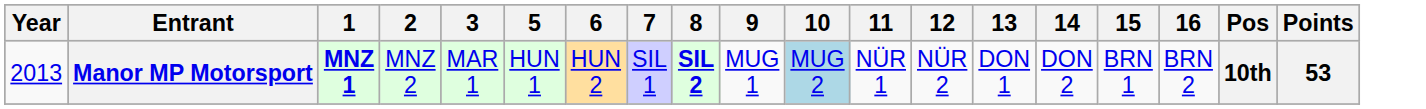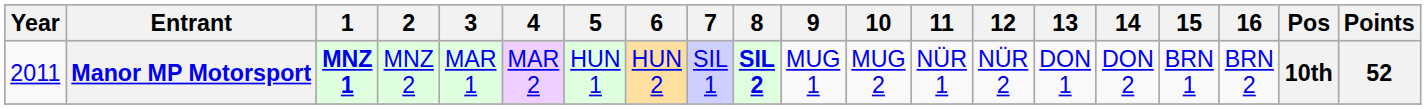+ column: (533, 23)
(36, 72) 2013 -> (35, 72) 2011
(818, 72) lightblue background -> (878, 72) no background
(1318, 72) 53 -> (1379, 72) 52
